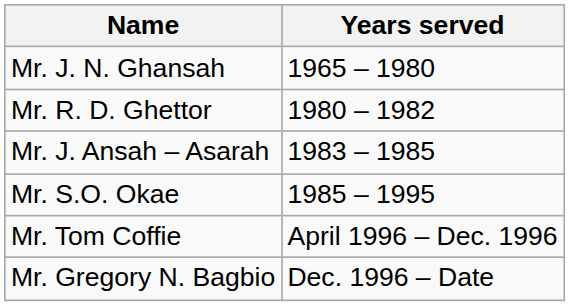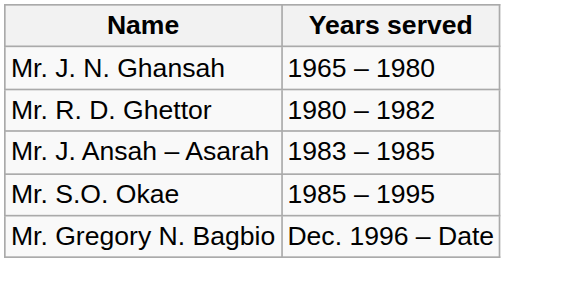- row: (96, 236)
